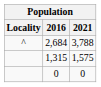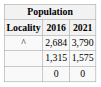(83, 43) 3,788 -> (83, 43) 3,790
